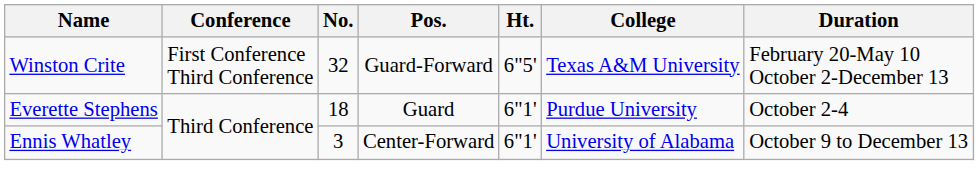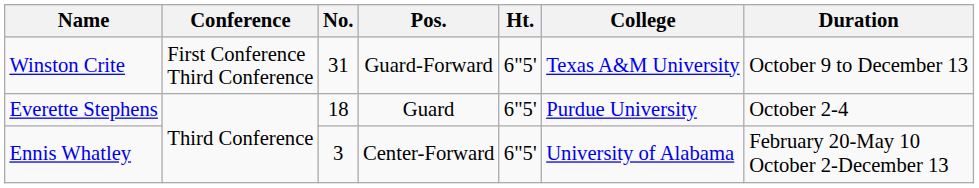(338, 65) 32 -> (338, 65) 31
(849, 65) February 20-May 10 October 2-December 13 -> (859, 65) October 9 to December 13
(520, 109) 6"1' -> (520, 109) 6"5'
(520, 142) 6"1' -> (520, 153) 6"5'
(859, 142) October 9 to December 13 -> (849, 153) February 20-May 10 October 2-December 13
